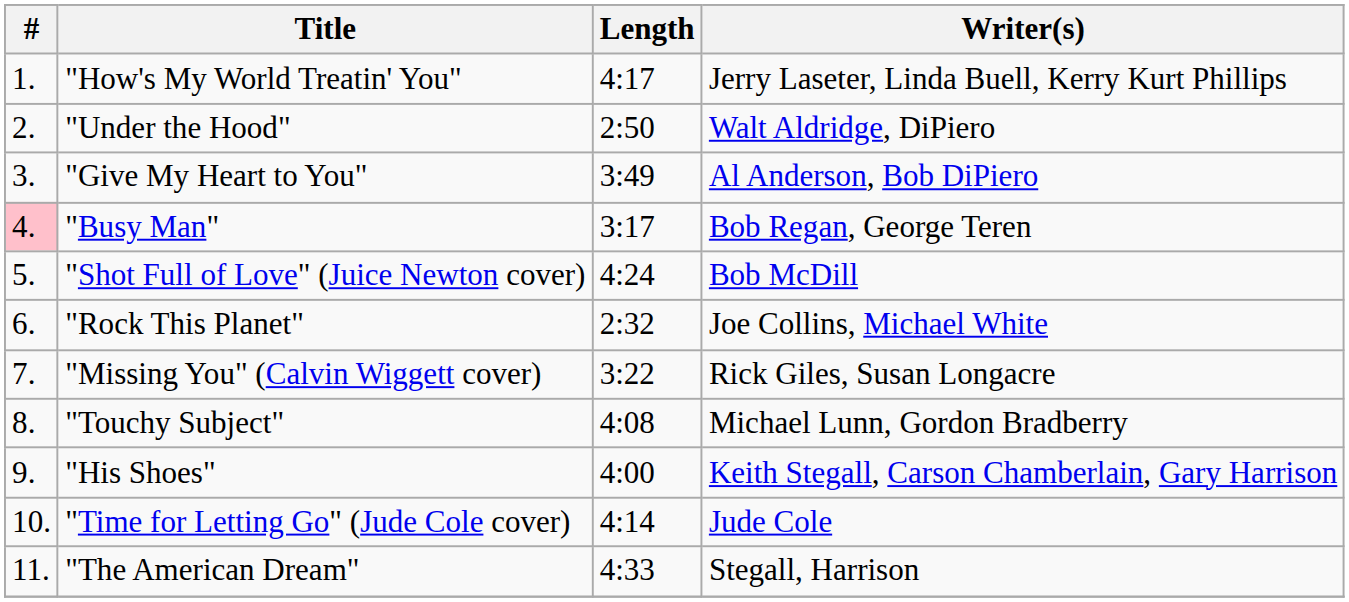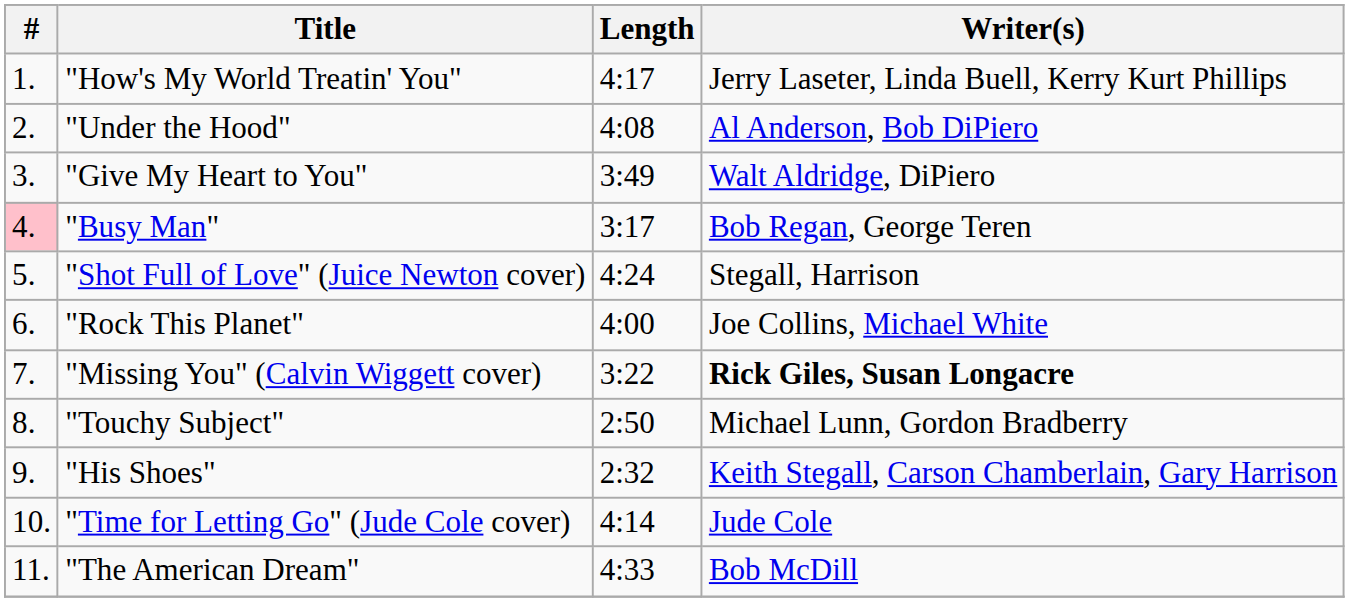(627, 127) 2:50 -> (627, 127) 4:08
(852, 127) Walt Aldridge, DiPiero -> (874, 127) Al Anderson, Bob DiPiero
(874, 176) Al Anderson, Bob DiPiero -> (852, 176) Walt Aldridge, DiPiero
(783, 275) Bob McDill -> (814, 275) Stegall, Harrison
(627, 324) 2:32 -> (627, 324) 4:00
(882, 373) normal -> (891, 373) bold
(627, 422) 4:08 -> (627, 422) 2:50
(627, 472) 4:00 -> (627, 472) 2:32
(814, 570) Stegall, Harrison -> (783, 570) Bob McDill
